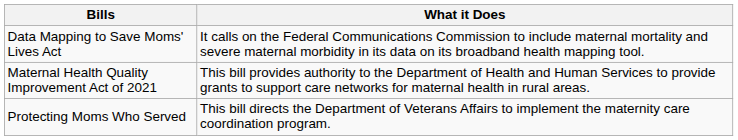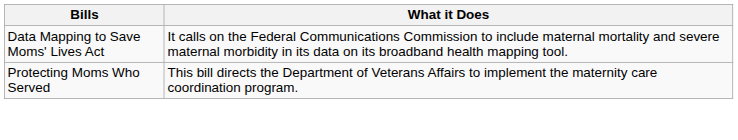- row: (82, 80)
